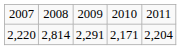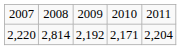(90, 34) 2,291 -> (90, 34) 2,192
